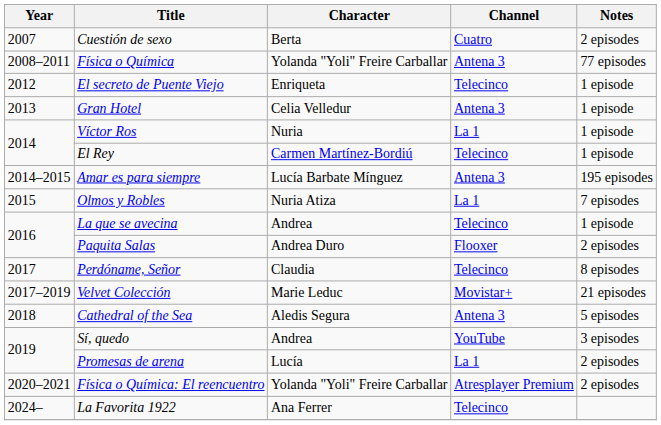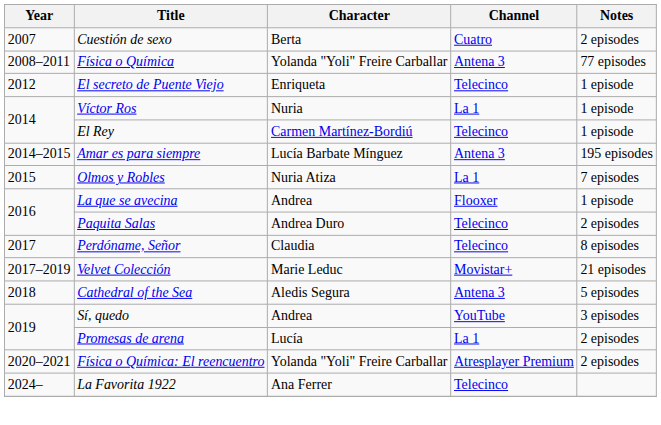- row: (109, 108)
(481, 223) Telecinco -> (476, 200) Flooxer
(476, 246) Flooxer -> (481, 223) Telecinco
